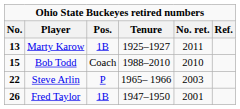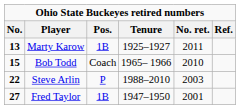(146, 63) 1988–2010 -> (146, 63) 1965– 1966
(146, 79) 1965– 1966 -> (146, 79) 1988–2010
(15, 96) 26 -> (15, 96) 27
